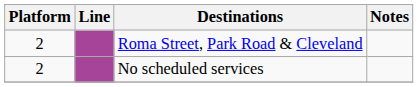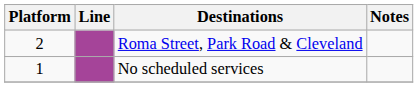(40, 69) 2 -> (40, 69) 1
